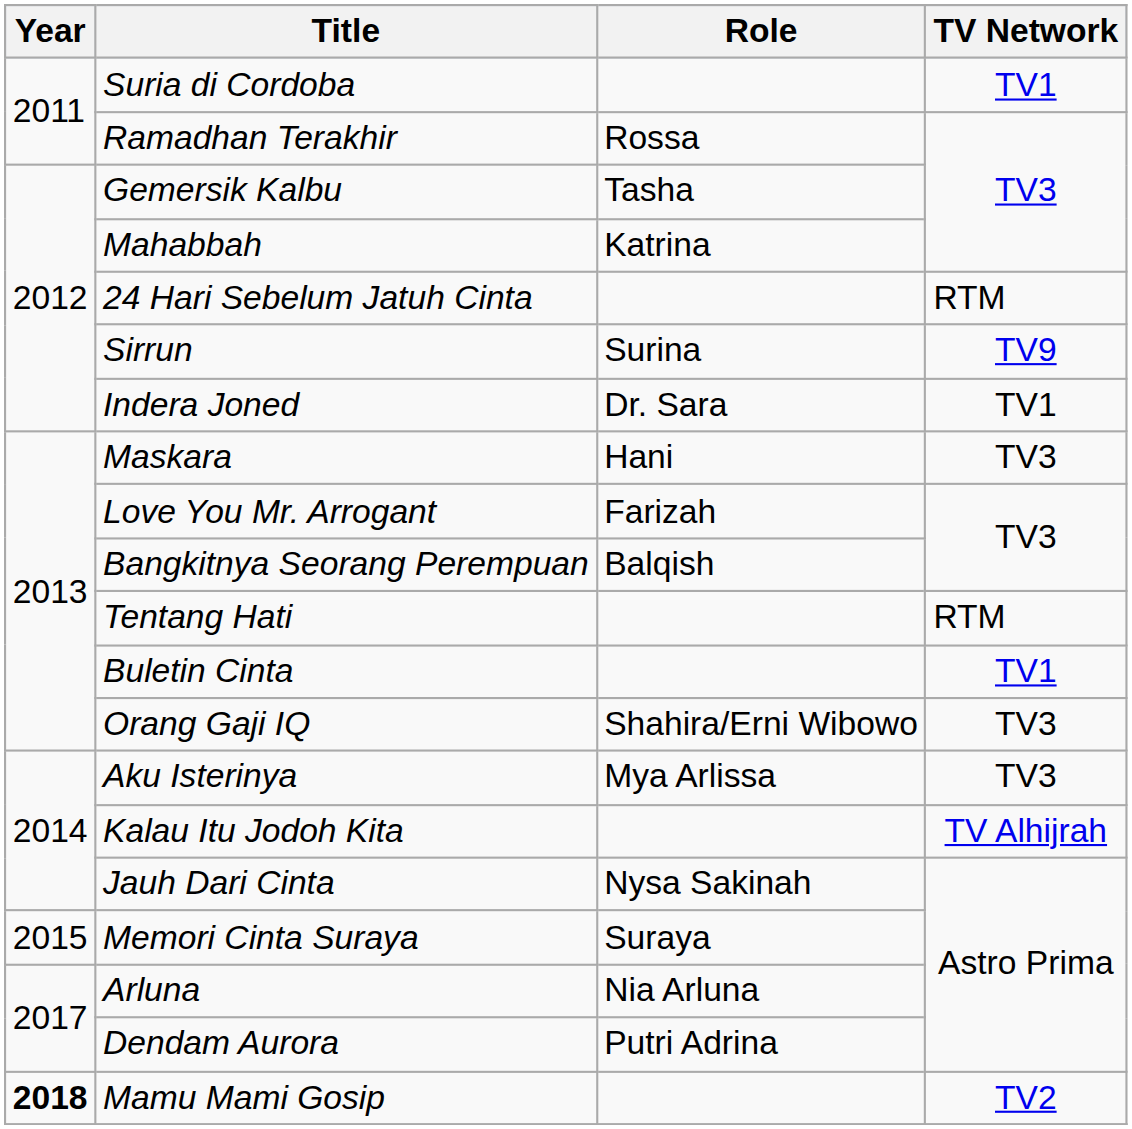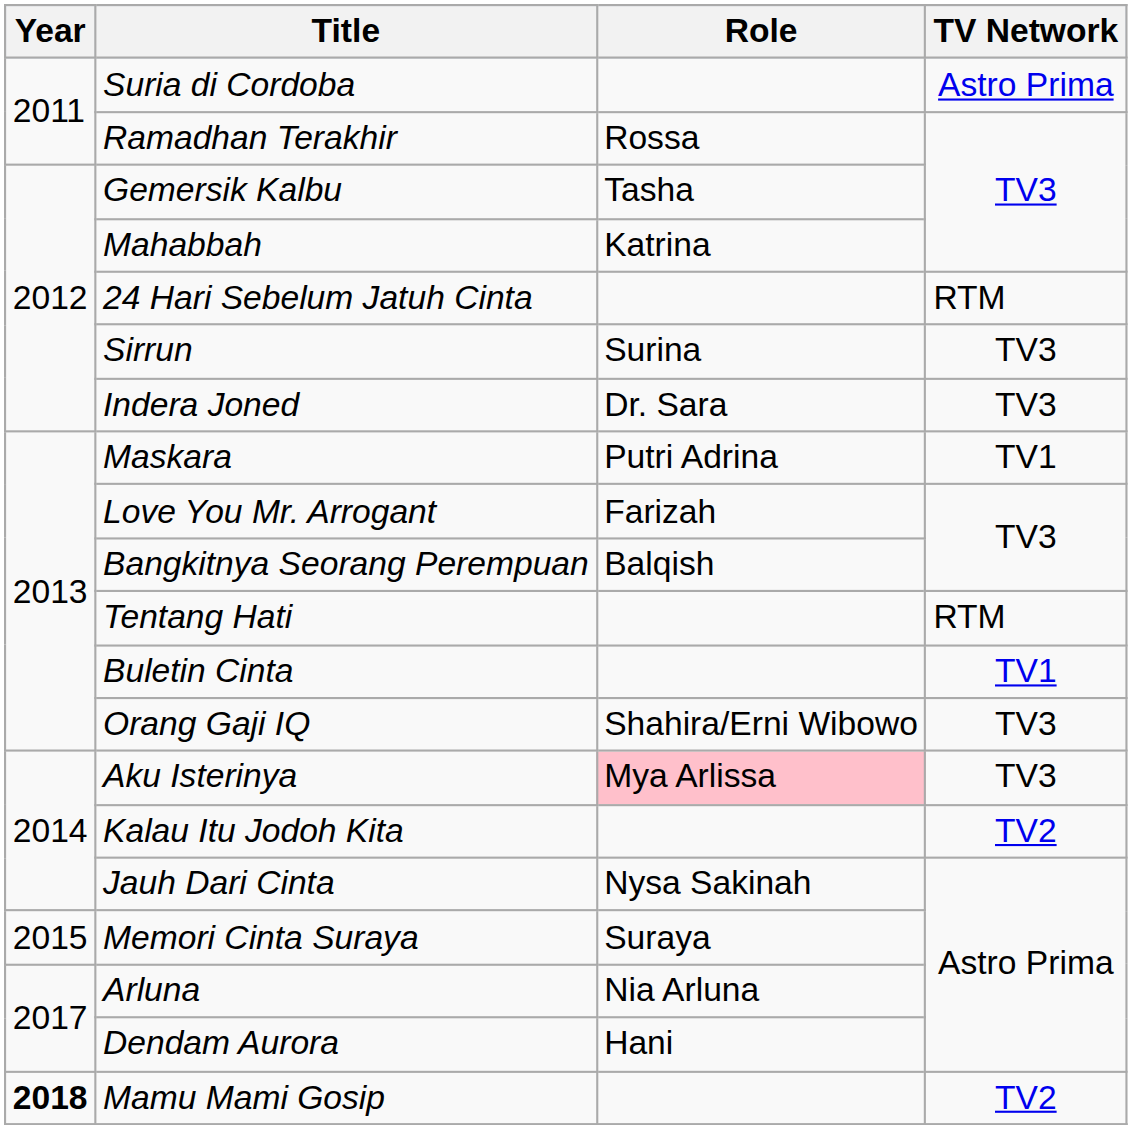(1026, 84) TV1 -> (1026, 84) Astro Prima
(1026, 350) TV9 -> (1026, 350) TV3
(1026, 404) TV1 -> (1026, 404) TV3
(639, 457) Hani -> (691, 457) Putri Adrina
(1026, 457) TV3 -> (1026, 457) TV1
(690, 777) no background -> (690, 777) pink background
(1026, 830) TV Alhijrah -> (1026, 830) TV2
(691, 1043) Putri Adrina -> (639, 1043) Hani
